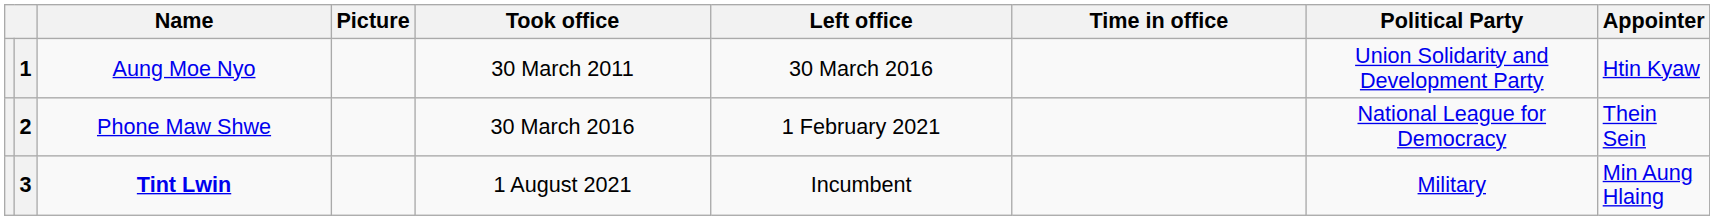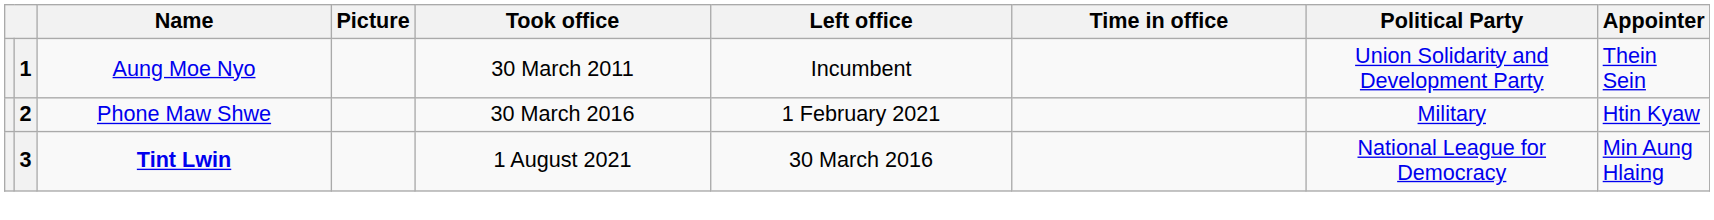(861, 68) 30 March 2016 -> (861, 68) Incumbent
(1651, 68) Htin Kyaw -> (1630, 68) Thein Sein
(1452, 126) National League for Democracy -> (1452, 114) Military
(1630, 126) Thein Sein -> (1651, 114) Htin Kyaw
(861, 185) Incumbent -> (861, 160) 30 March 2016
(1452, 185) Military -> (1452, 160) National League for Democracy
